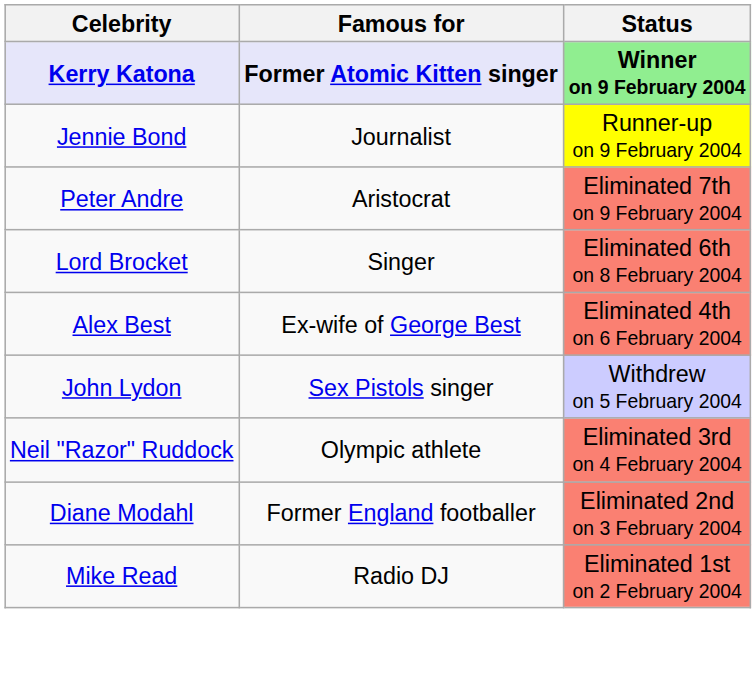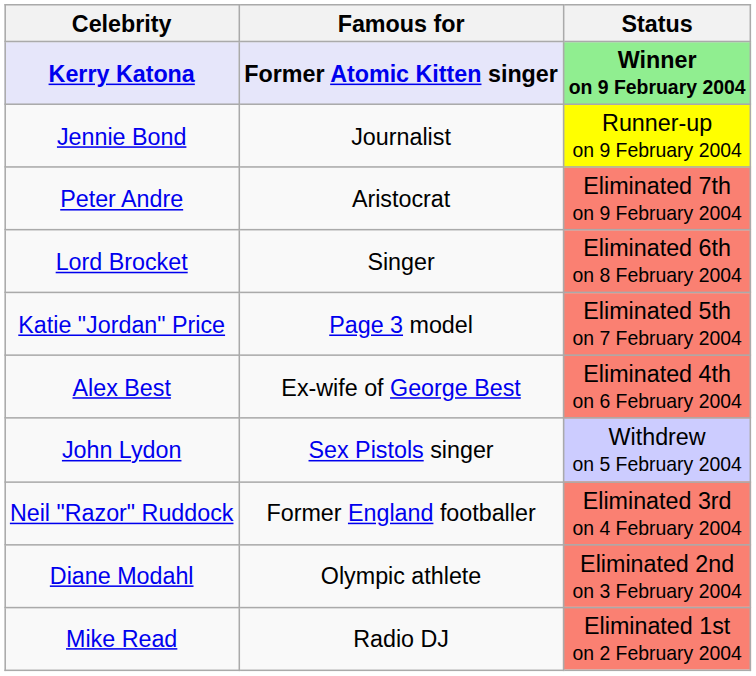+ row: (122, 324)
(401, 450) Olympic athlete -> (401, 513) Former England footballer
(401, 513) Former England footballer -> (401, 576) Olympic athlete
